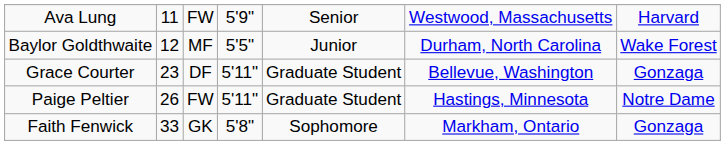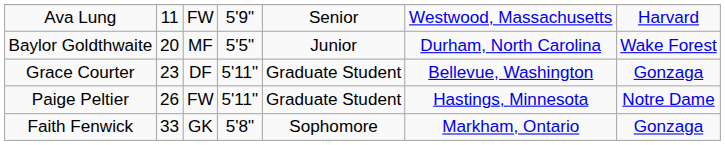(170, 45) 12 -> (170, 45) 20
